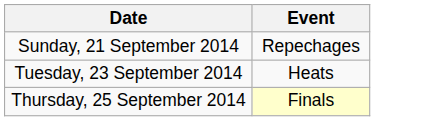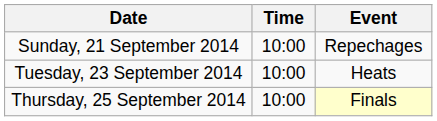+ column: (284, 18)
